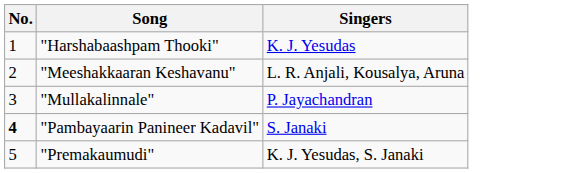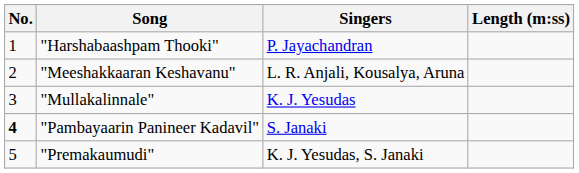+ column: (521, 18)
(311, 45) K. J. Yesudas -> (320, 45) P. Jayachandran
(320, 100) P. Jayachandran -> (311, 100) K. J. Yesudas
